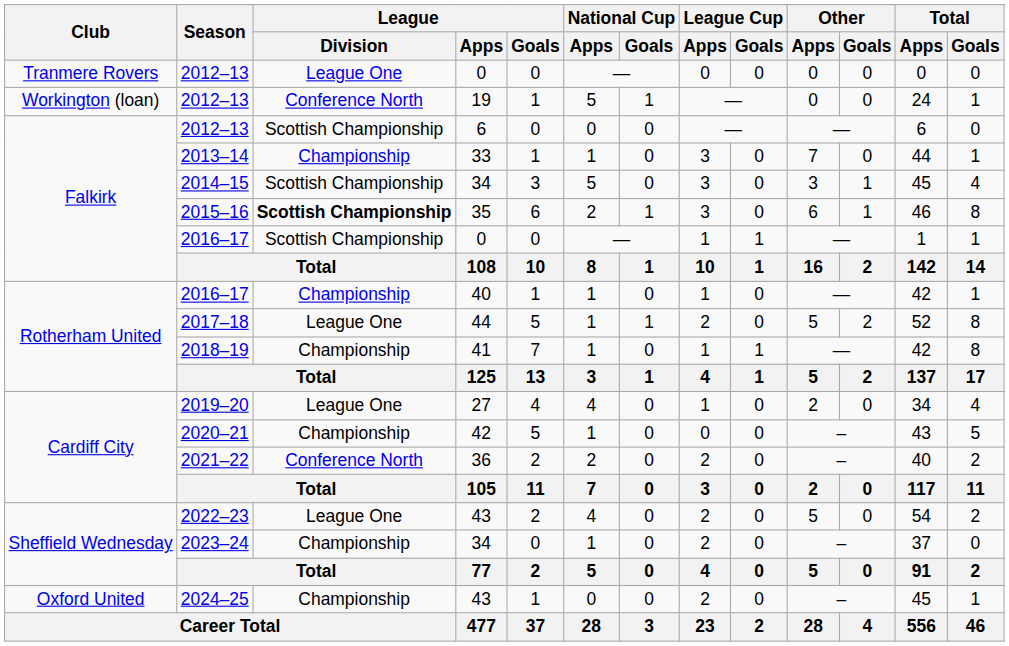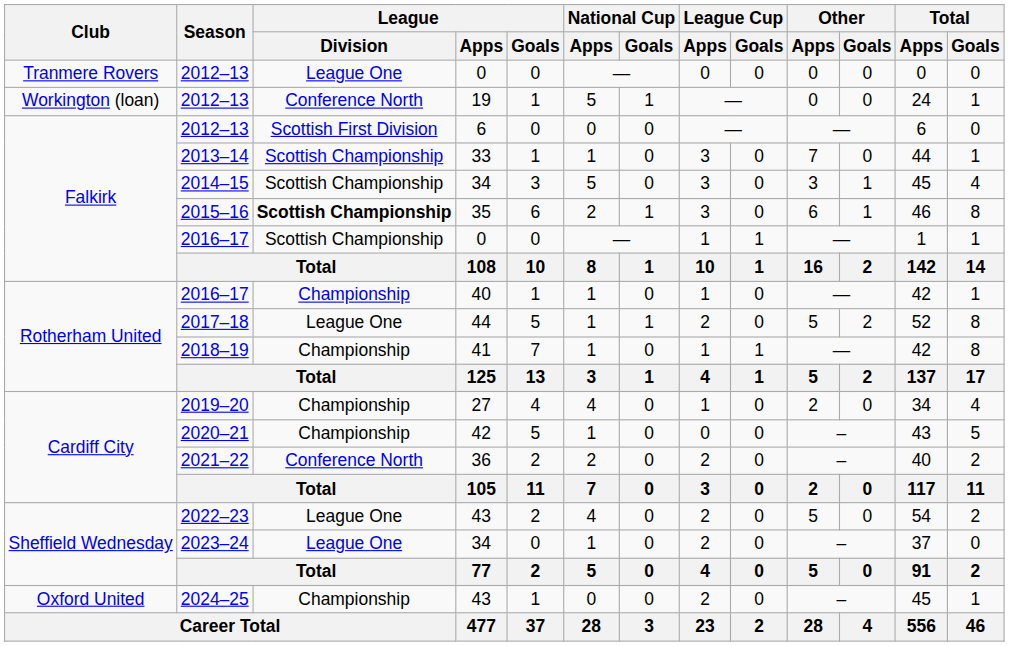(354, 128) Scottish Championship -> (354, 128) Scottish First Division
(354, 156) Championship -> (354, 156) Scottish Championship
(354, 405) League One -> (354, 405) Championship
(354, 543) Championship -> (354, 543) League One
